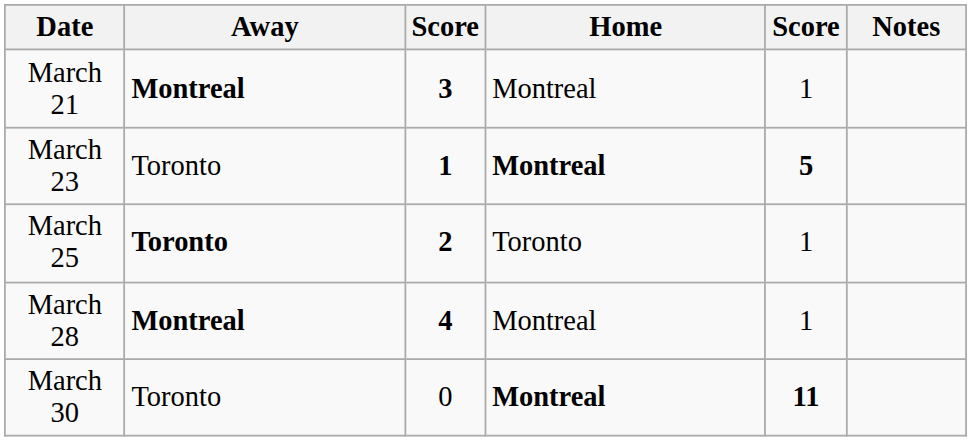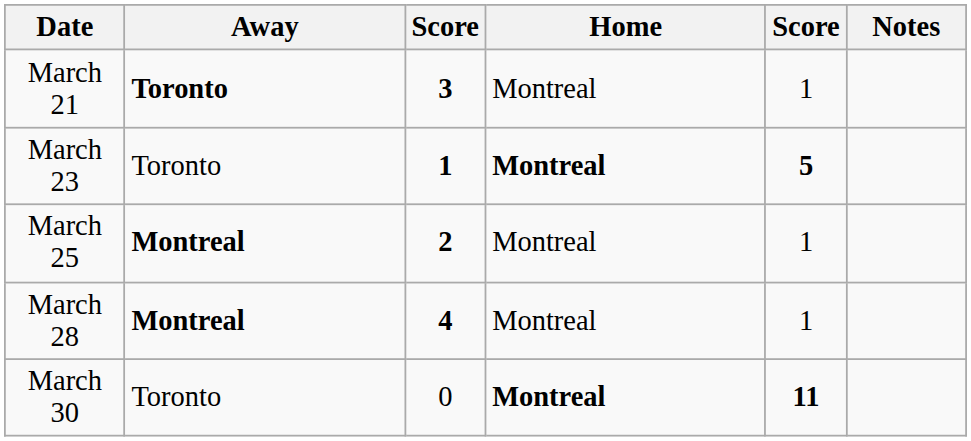(188, 88) Montreal -> (180, 88) Toronto
(180, 242) Toronto -> (188, 242) Montreal
(537, 242) Toronto -> (544, 242) Montreal
